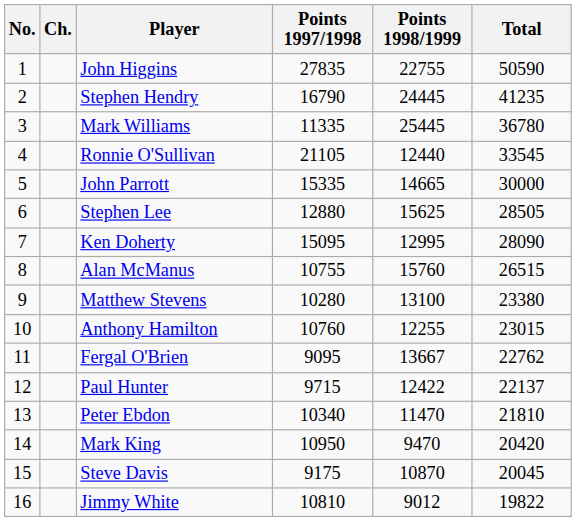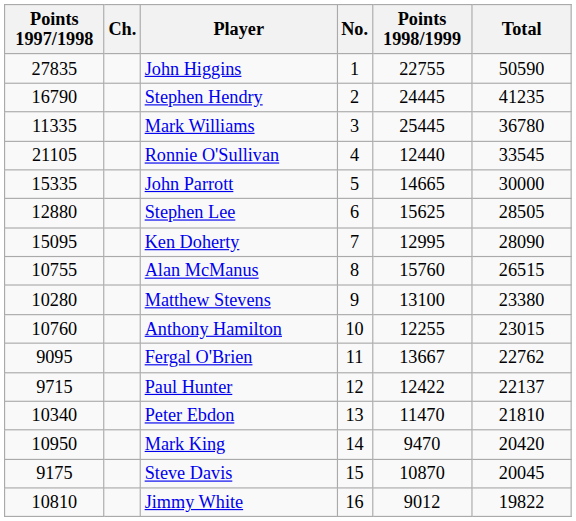columns swapped: (22, 29) <-> (322, 29)
